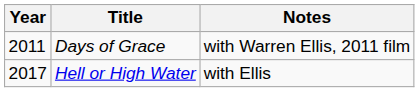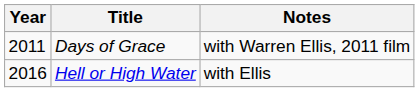(28, 73) 2017 -> (28, 73) 2016
